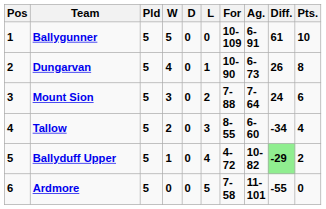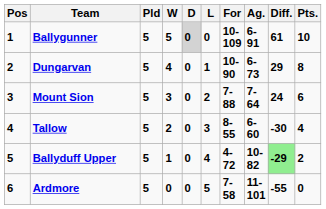(188, 37) no background -> (188, 37) lightgrey background
(277, 67) 26 -> (277, 67) 29
(279, 128) -34 -> (279, 128) -30
